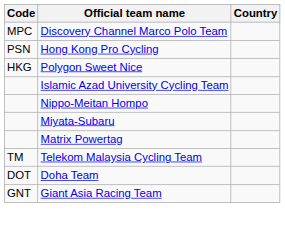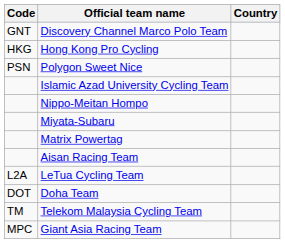(20, 31) MPC -> (19, 31) GNT
(19, 49) PSN -> (19, 49) HKG
(19, 67) HKG -> (19, 67) PSN
+ row: (89, 157)
+ row: (92, 175)
rows swapped: (121, 157) <-> (70, 175)
(19, 193) GNT -> (20, 229) MPC
